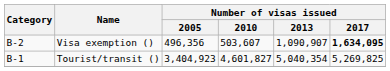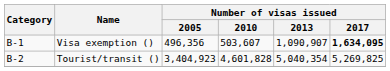(15, 43) B-2 -> (15, 43) B-1
(15, 58) B-1 -> (15, 58) B-2
(246, 58) 4,601,827 -> (246, 58) 4,601,828
